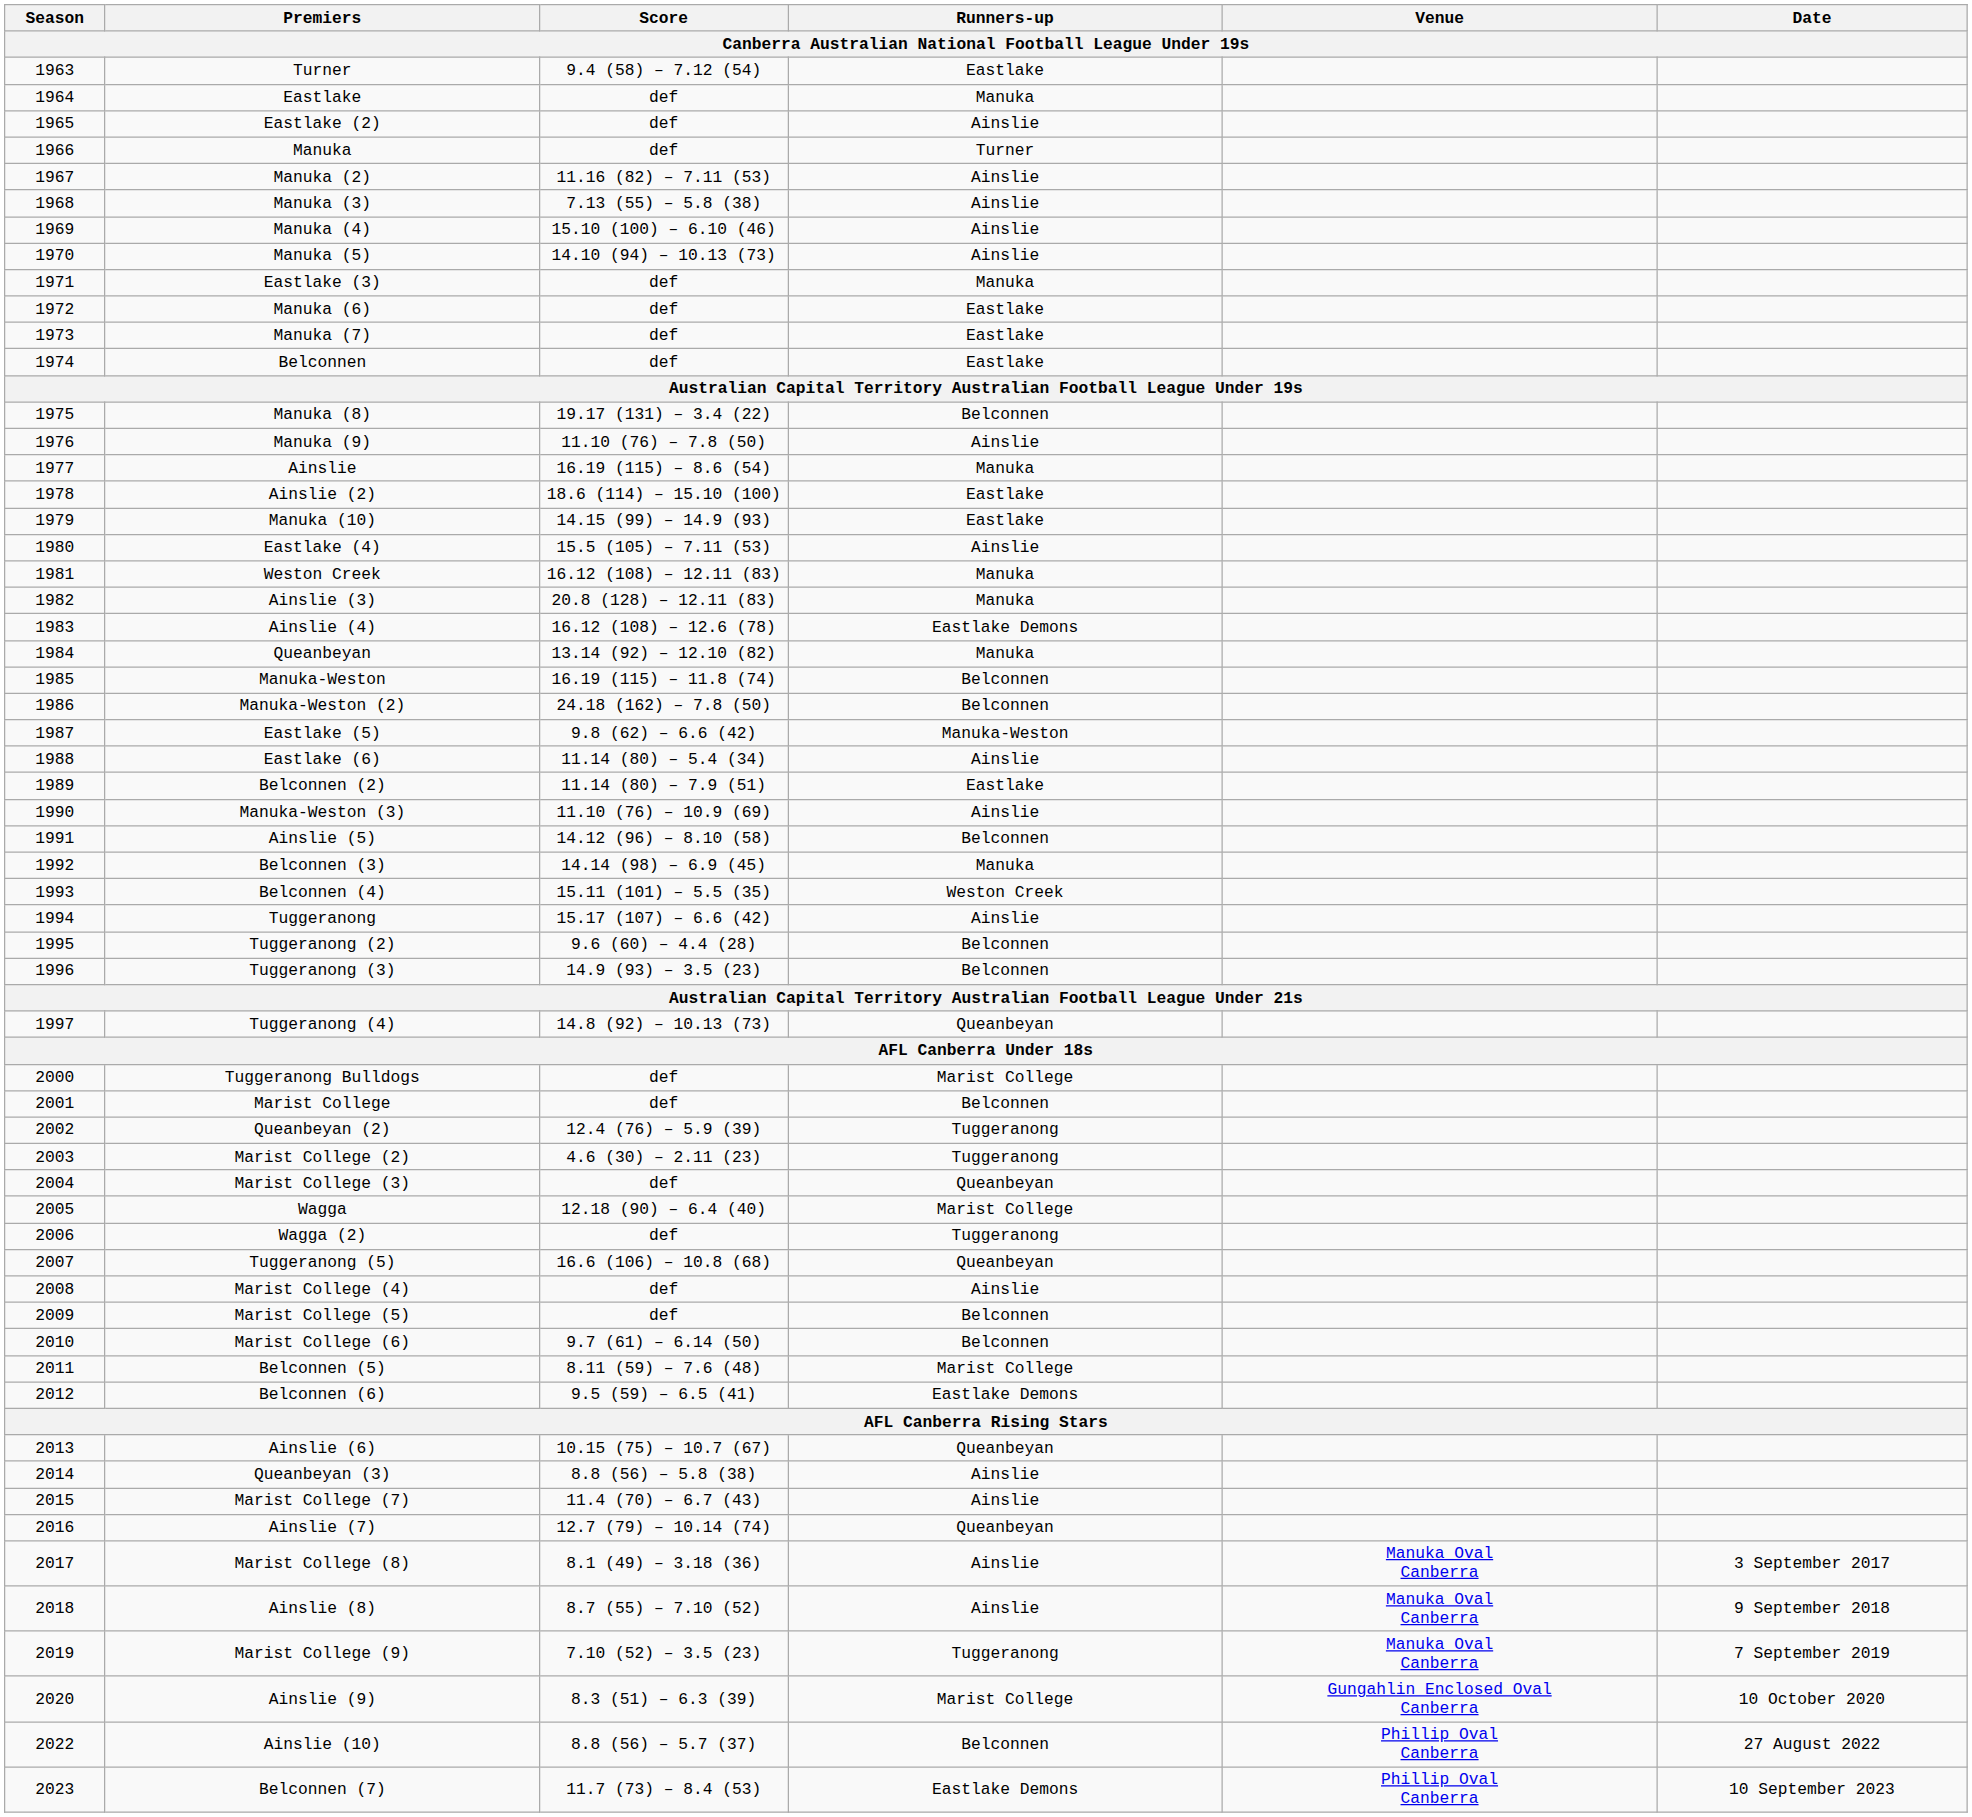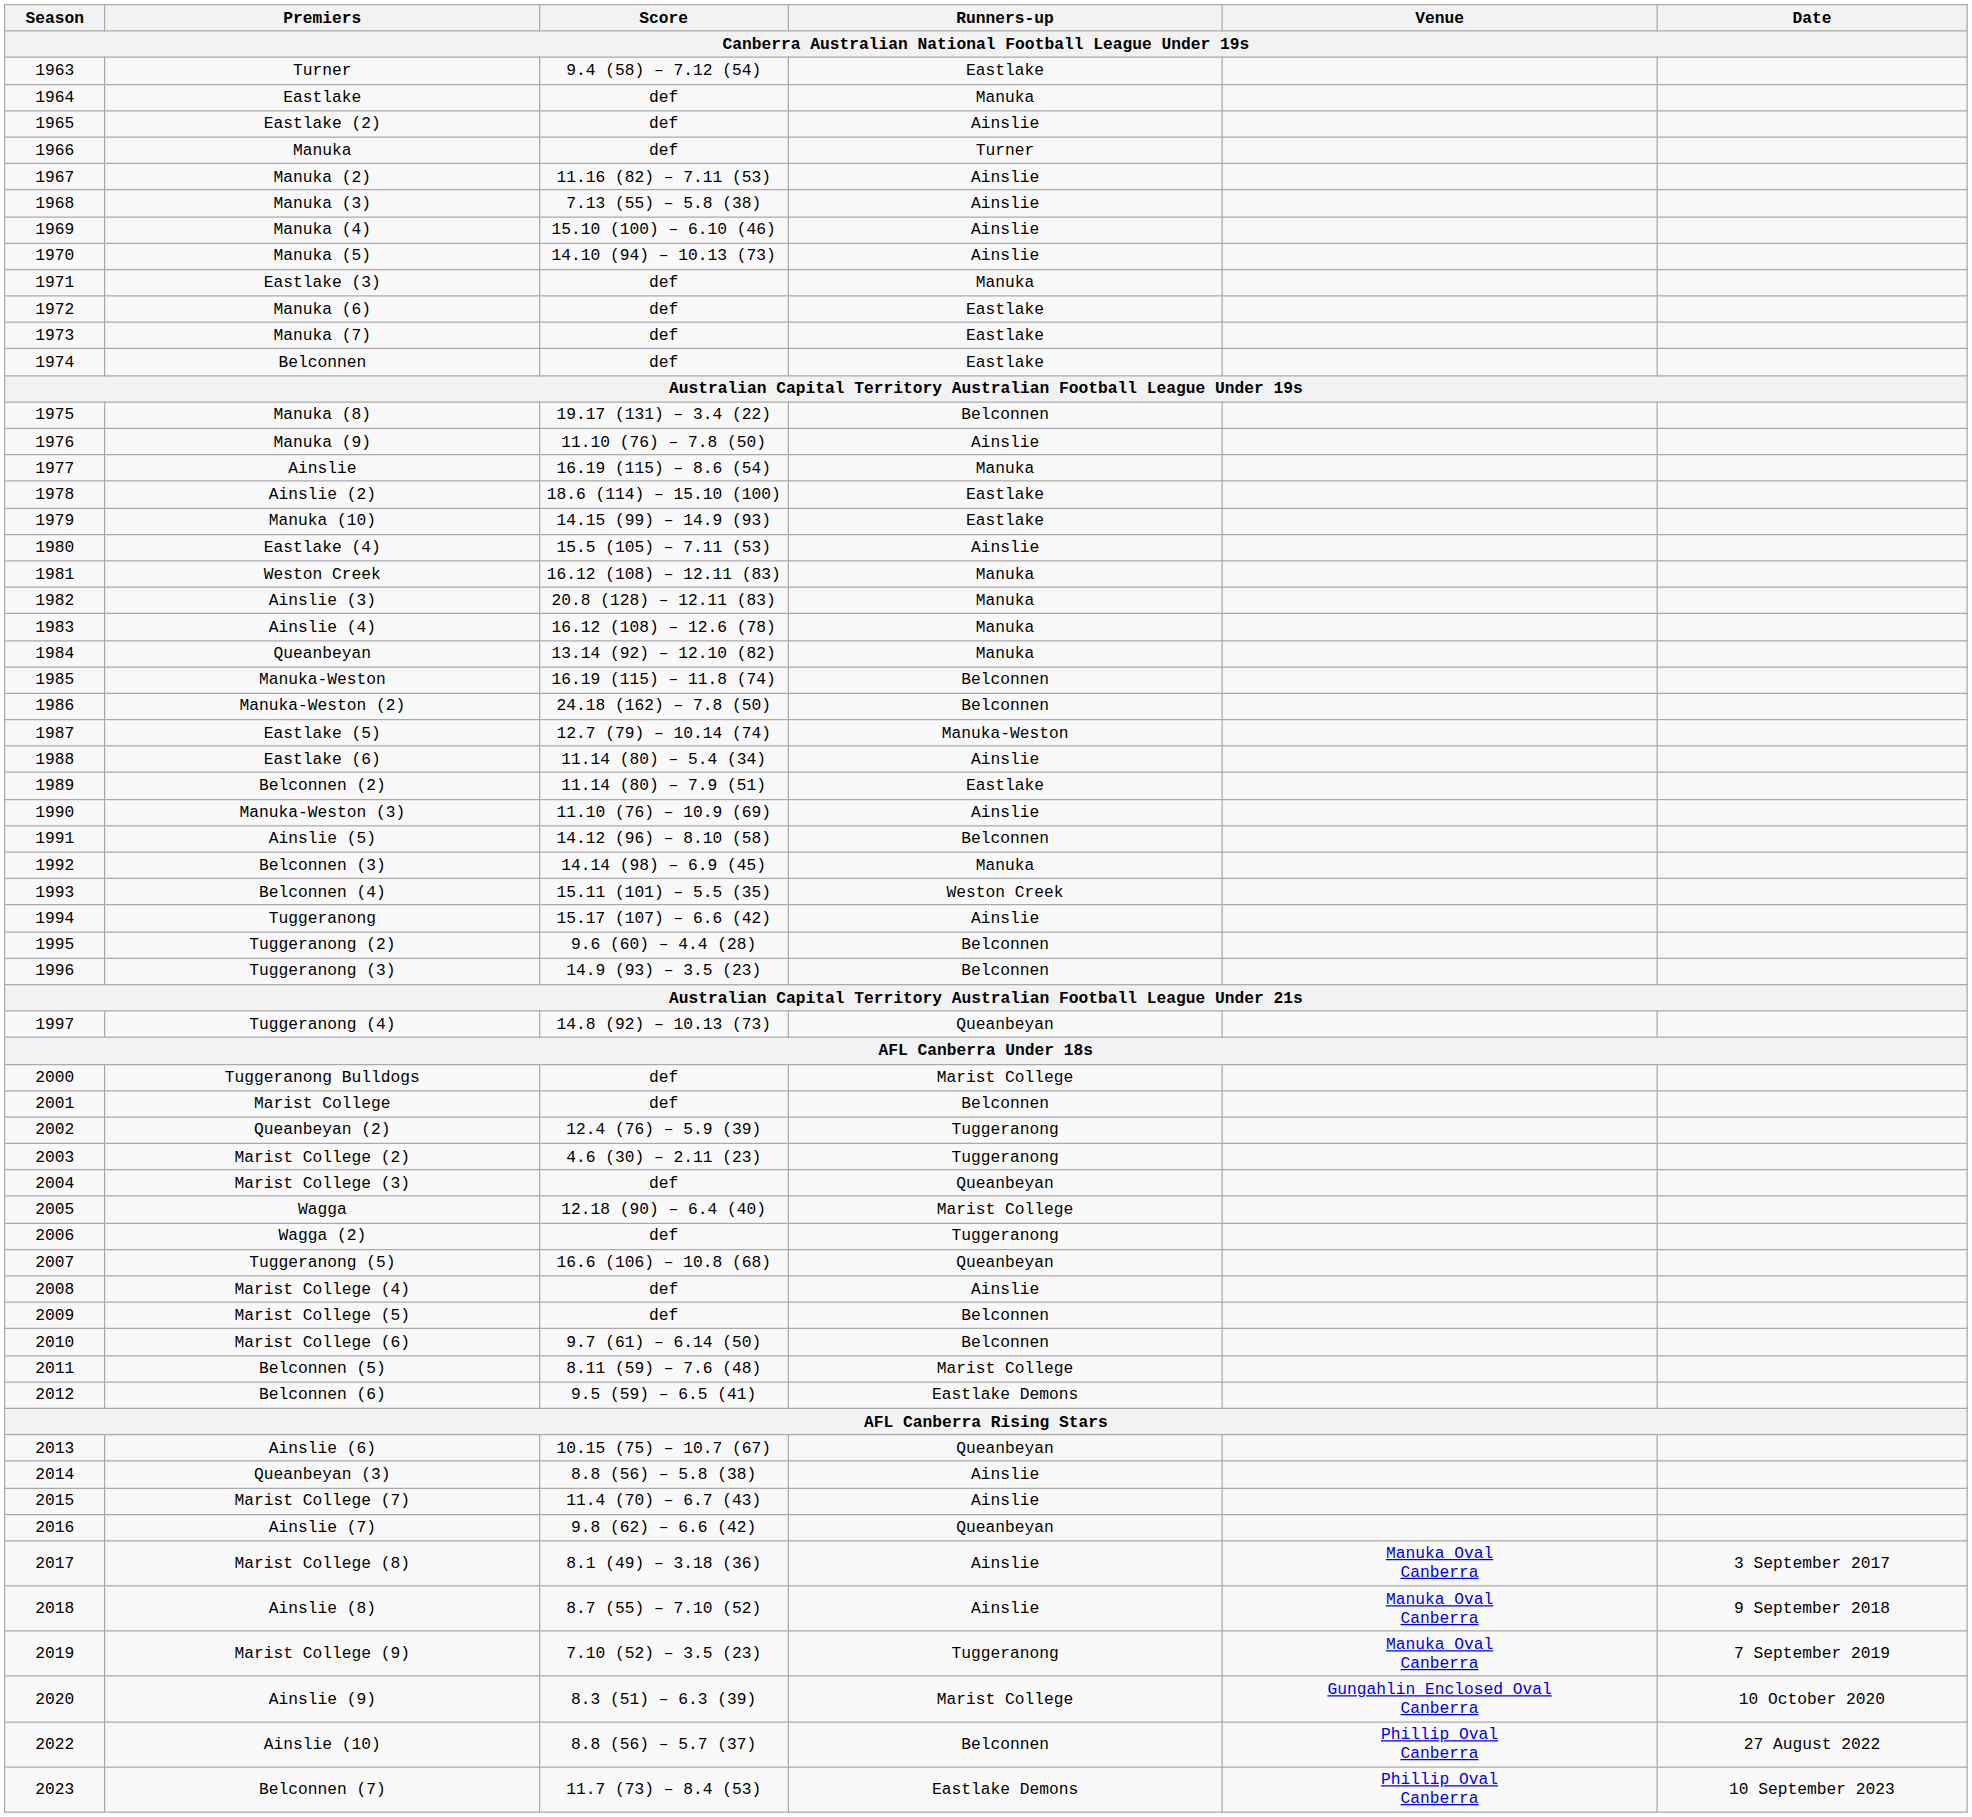(1005, 627) Eastlake Demons -> (1005, 627) Manuka
(664, 733) 9.8 (62) – 6.6 (42) -> (664, 733) 12.7 (79) – 10.14 (74)
(664, 1527) 12.7 (79) – 10.14 (74) -> (664, 1527) 9.8 (62) – 6.6 (42)
